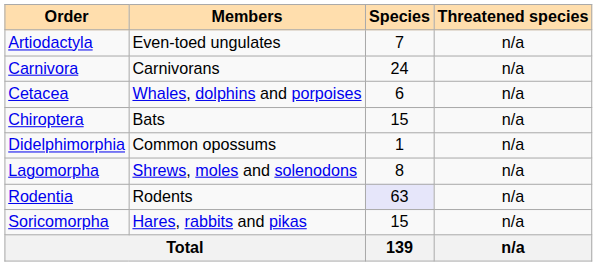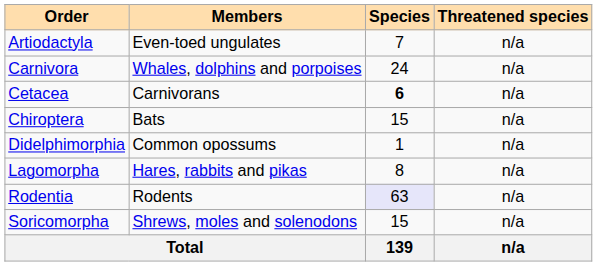(176, 68) Carnivorans -> (247, 68) Whales, dolphins and porpoises
(247, 94) Whales, dolphins and porpoises -> (176, 94) Carnivorans
(400, 94) normal -> (400, 94) bold
(245, 171) Shrews, moles and solenodons -> (220, 171) Hares, rabbits and pikas
(220, 222) Hares, rabbits and pikas -> (245, 222) Shrews, moles and solenodons
